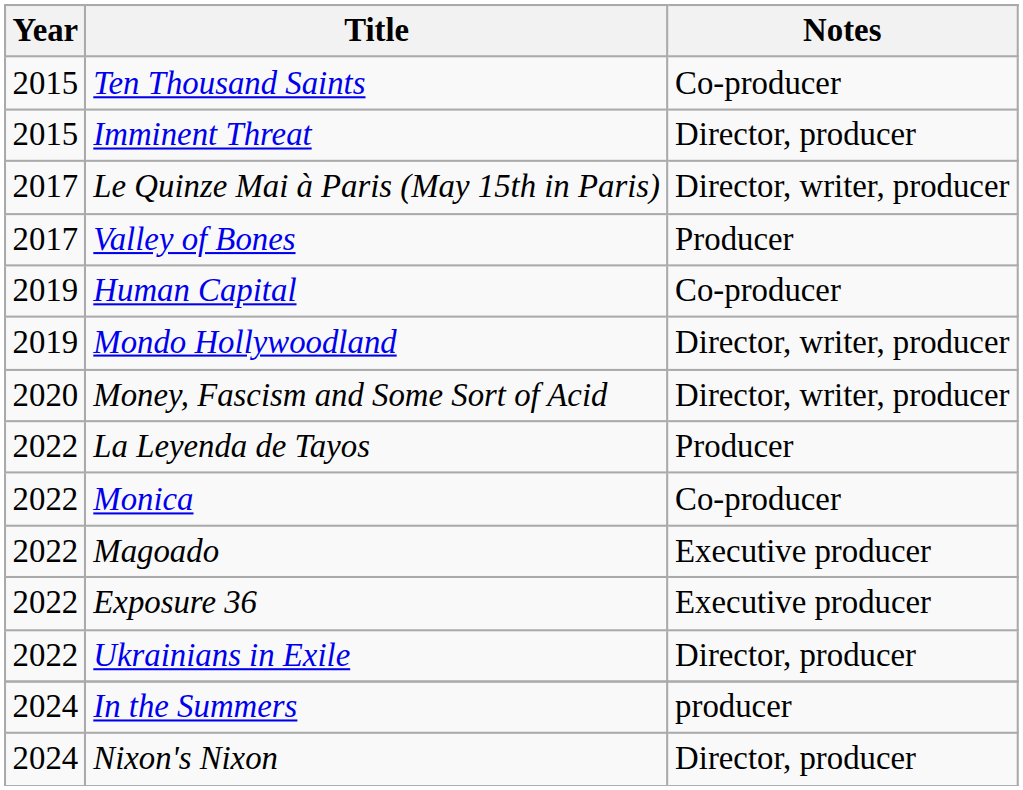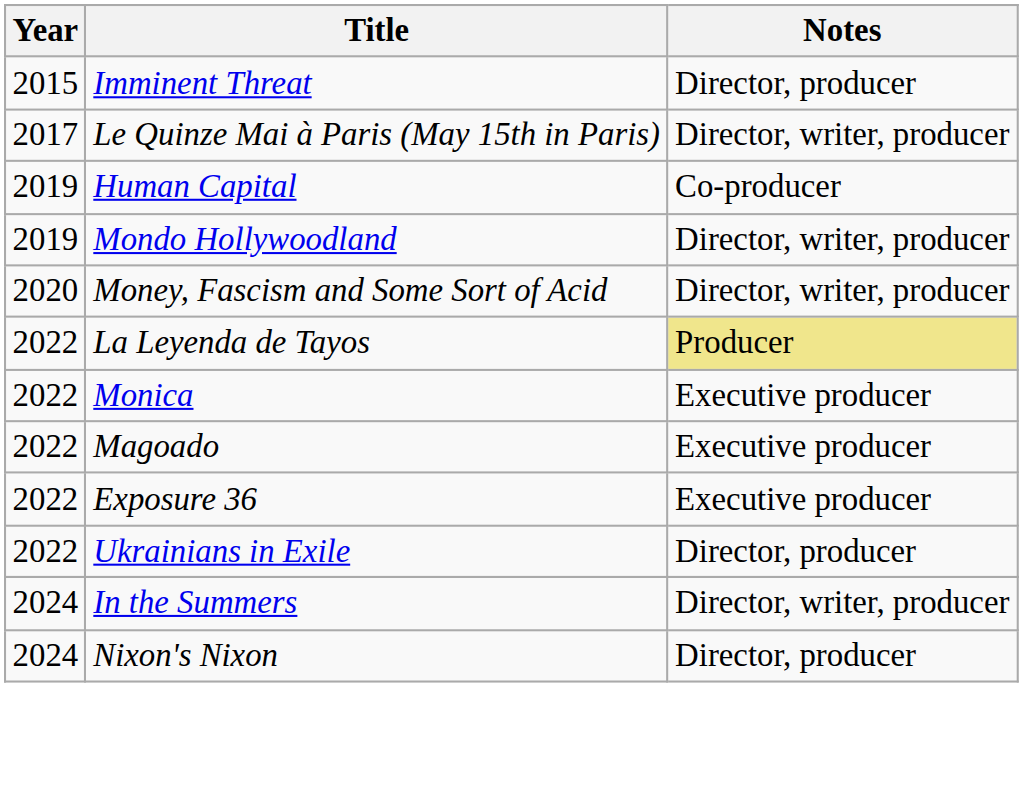- row: (229, 82)
- row: (194, 238)
(734, 446) no background -> (734, 342) khaki background
(758, 498) Co-producer -> (803, 394) Executive producer
(733, 706) producer -> (842, 602) Director, writer, producer
